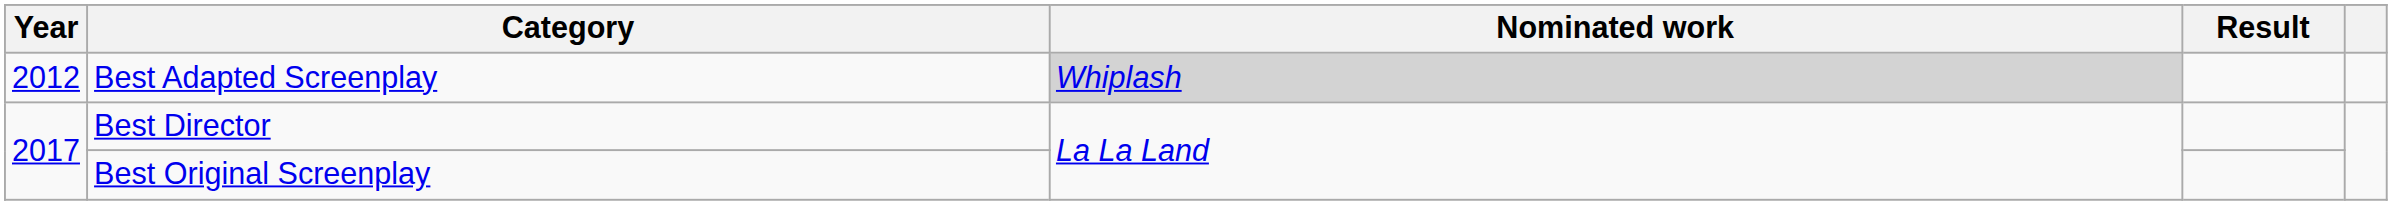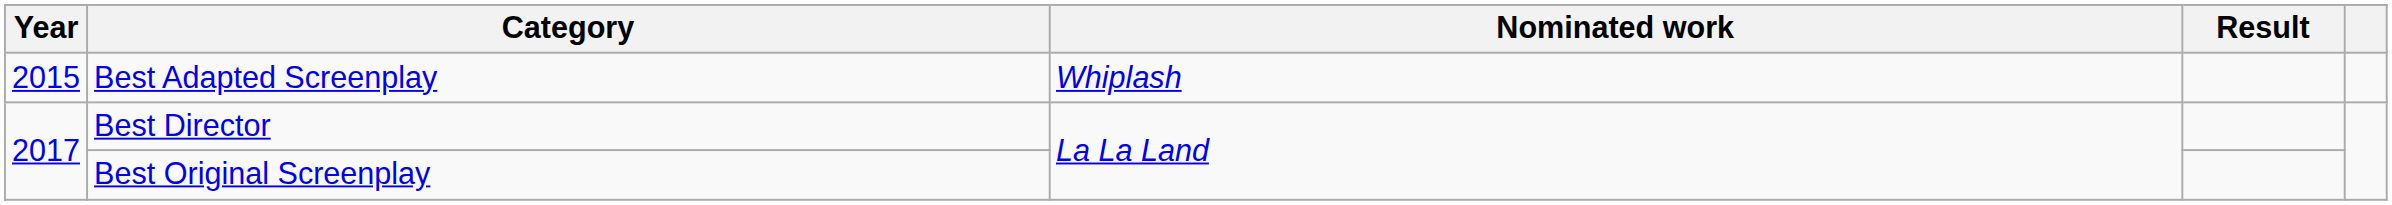(46, 77) 2012 -> (46, 77) 2015
(1119, 77) lightgrey background -> (1119, 77) no background
